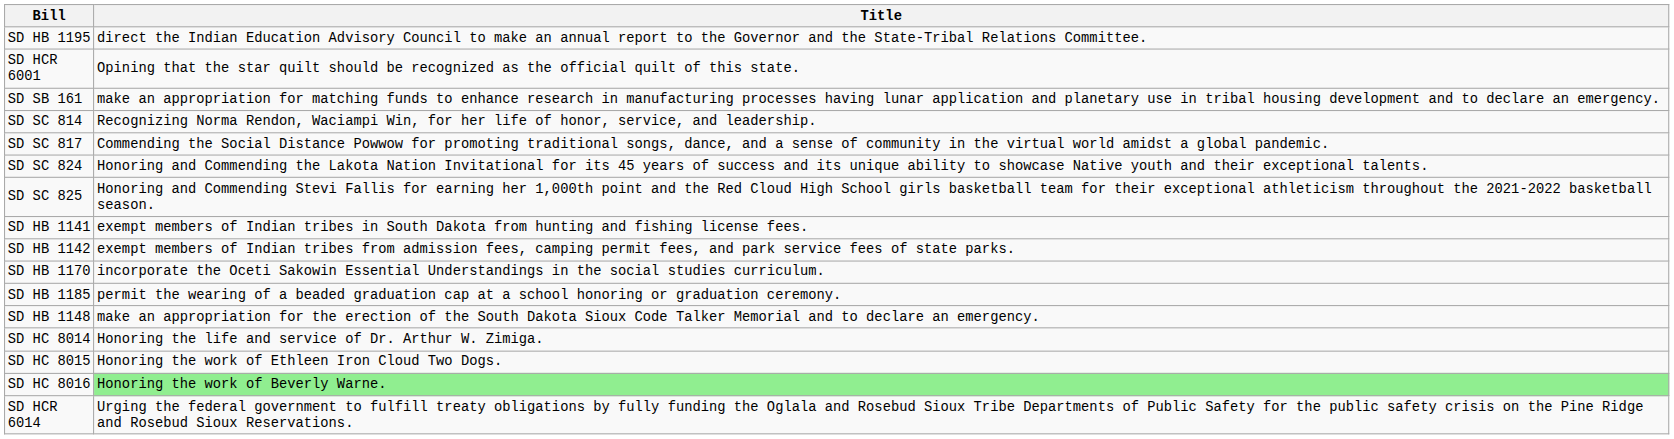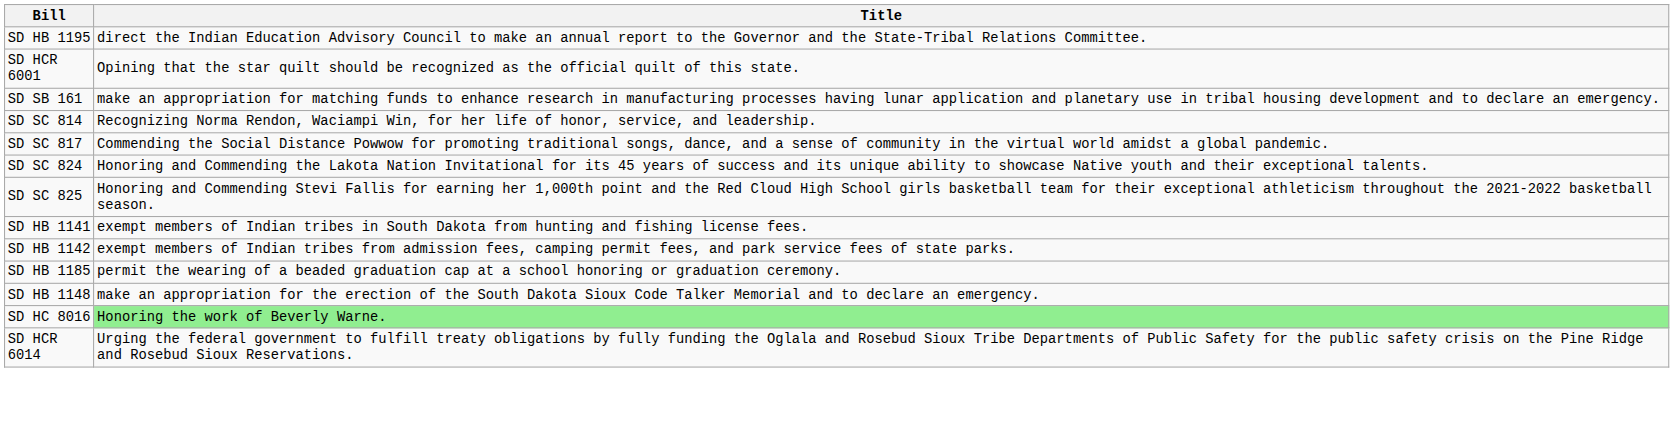- row: (49, 272)
- row: (49, 340)
- row: (49, 362)
